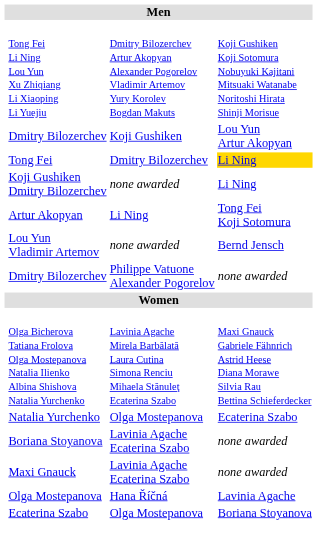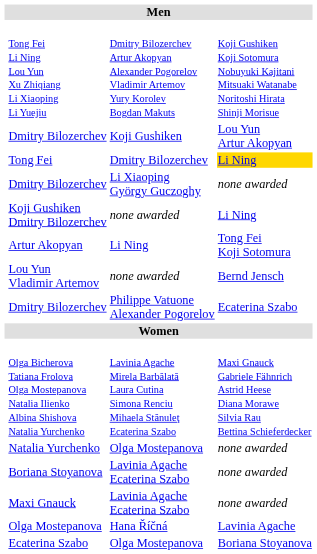+ row: (57, 184)
(253, 276) none awarded -> (258, 307) Ecaterina Szabo
(258, 417) Ecaterina Szabo -> (253, 448) none awarded
